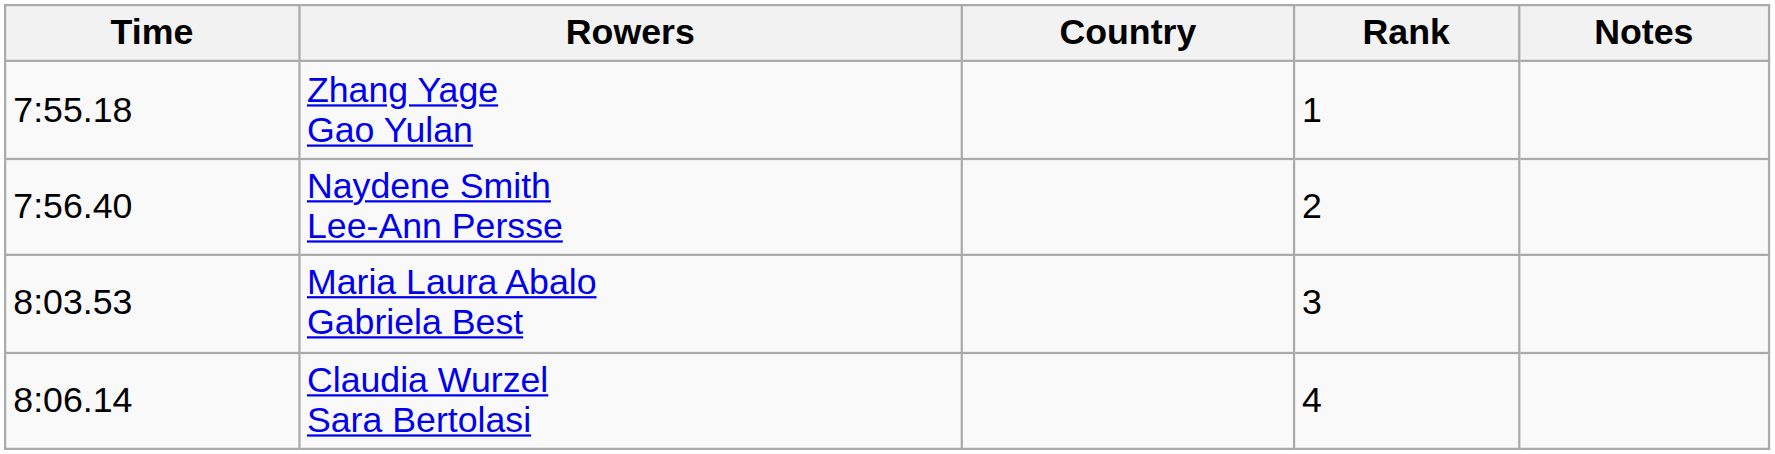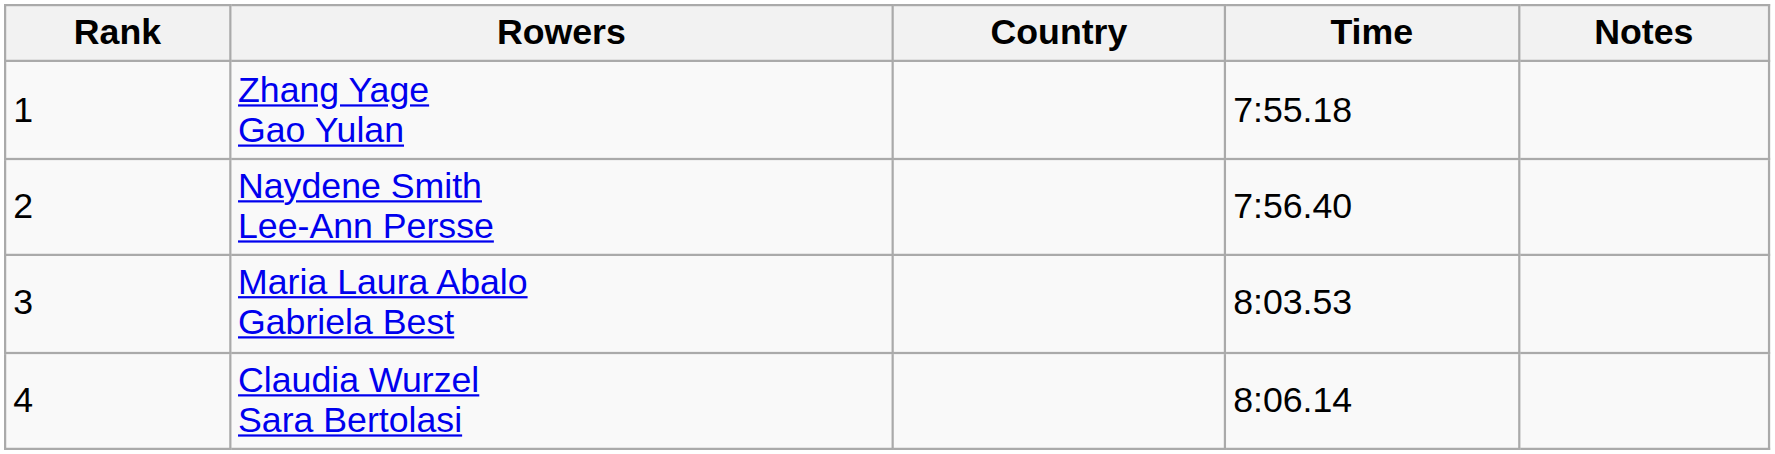columns swapped: (1406, 32) <-> (152, 32)
